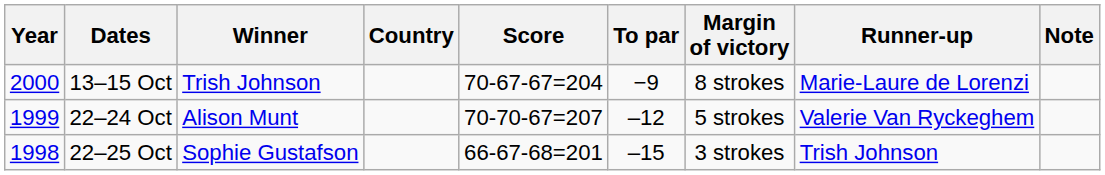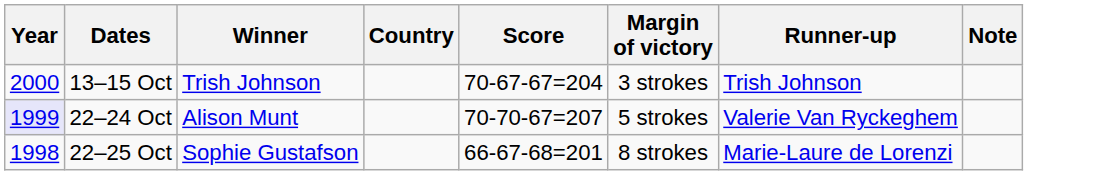- column: (646, 35)
(739, 82) 8 strokes -> (663, 82) 3 strokes
(914, 82) Marie-Laure de Lorenzi -> (792, 82) Trish Johnson
(35, 118) no background -> (35, 118) lavender background
(739, 153) 3 strokes -> (663, 153) 8 strokes
(869, 153) Trish Johnson -> (838, 153) Marie-Laure de Lorenzi
